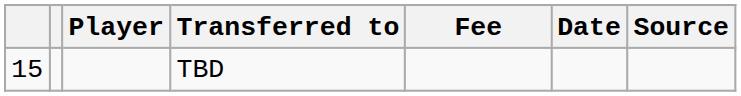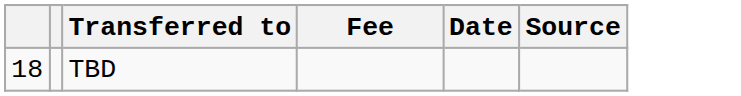- column: (116, 27)
(27, 70) 15 -> (27, 70) 18
